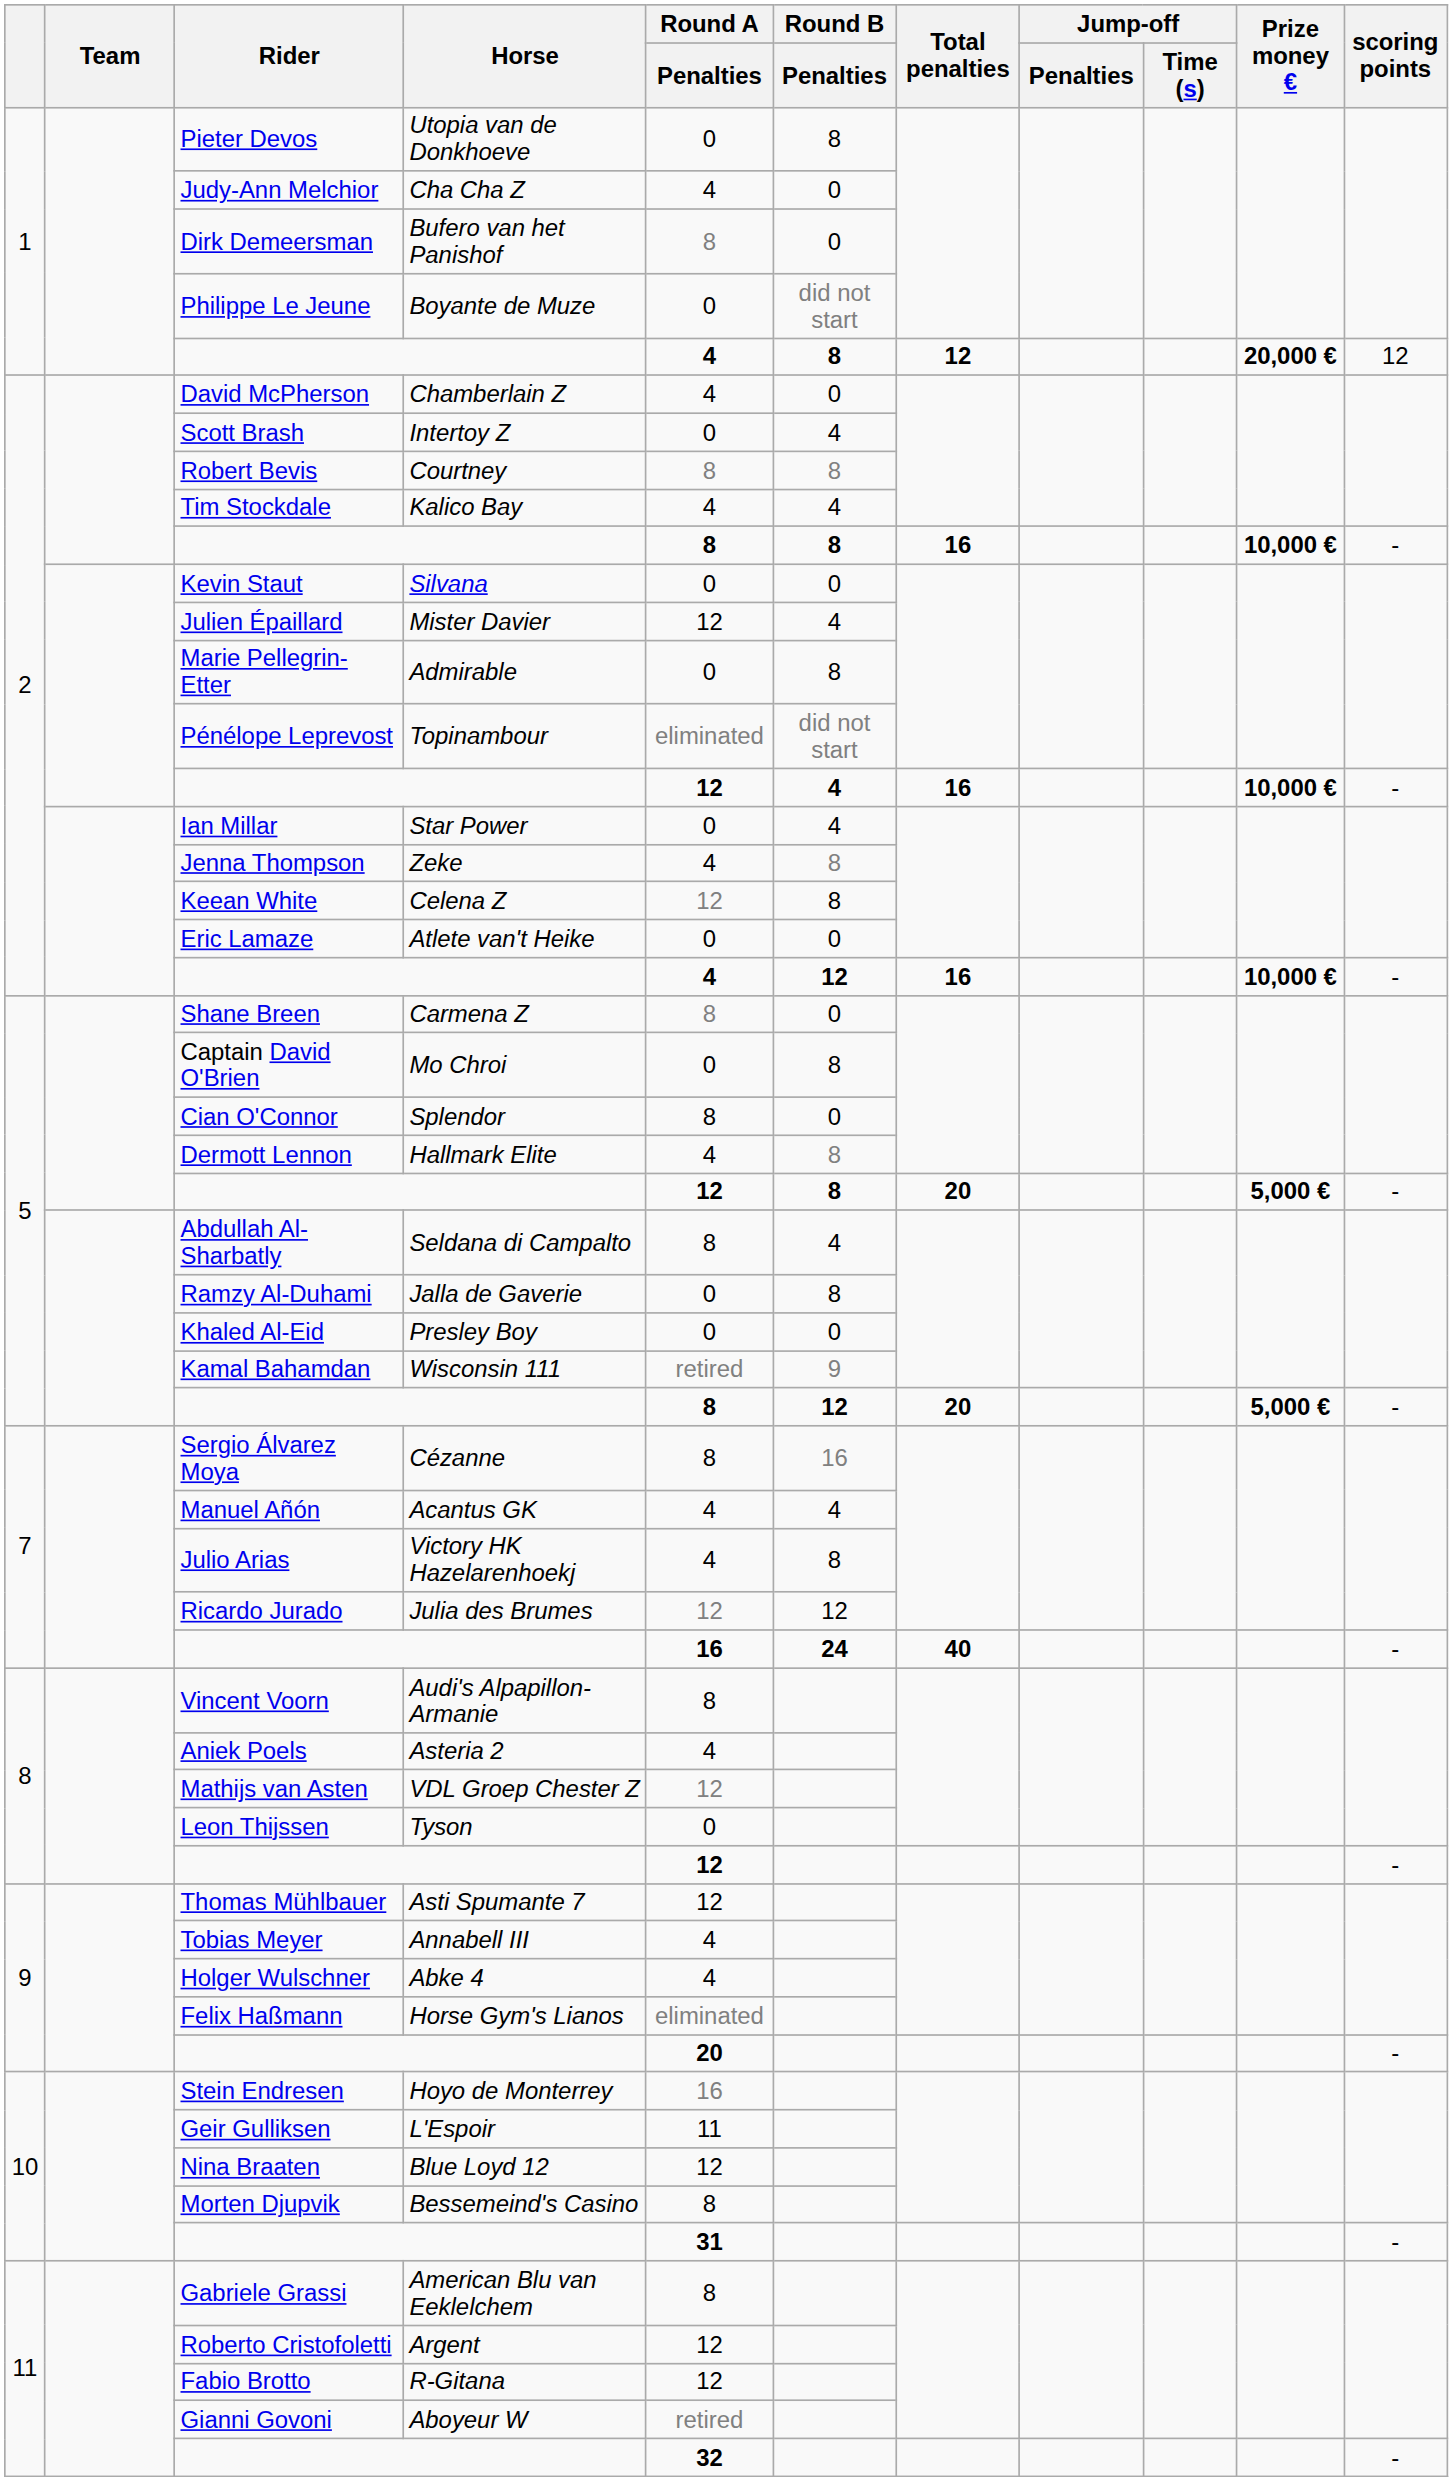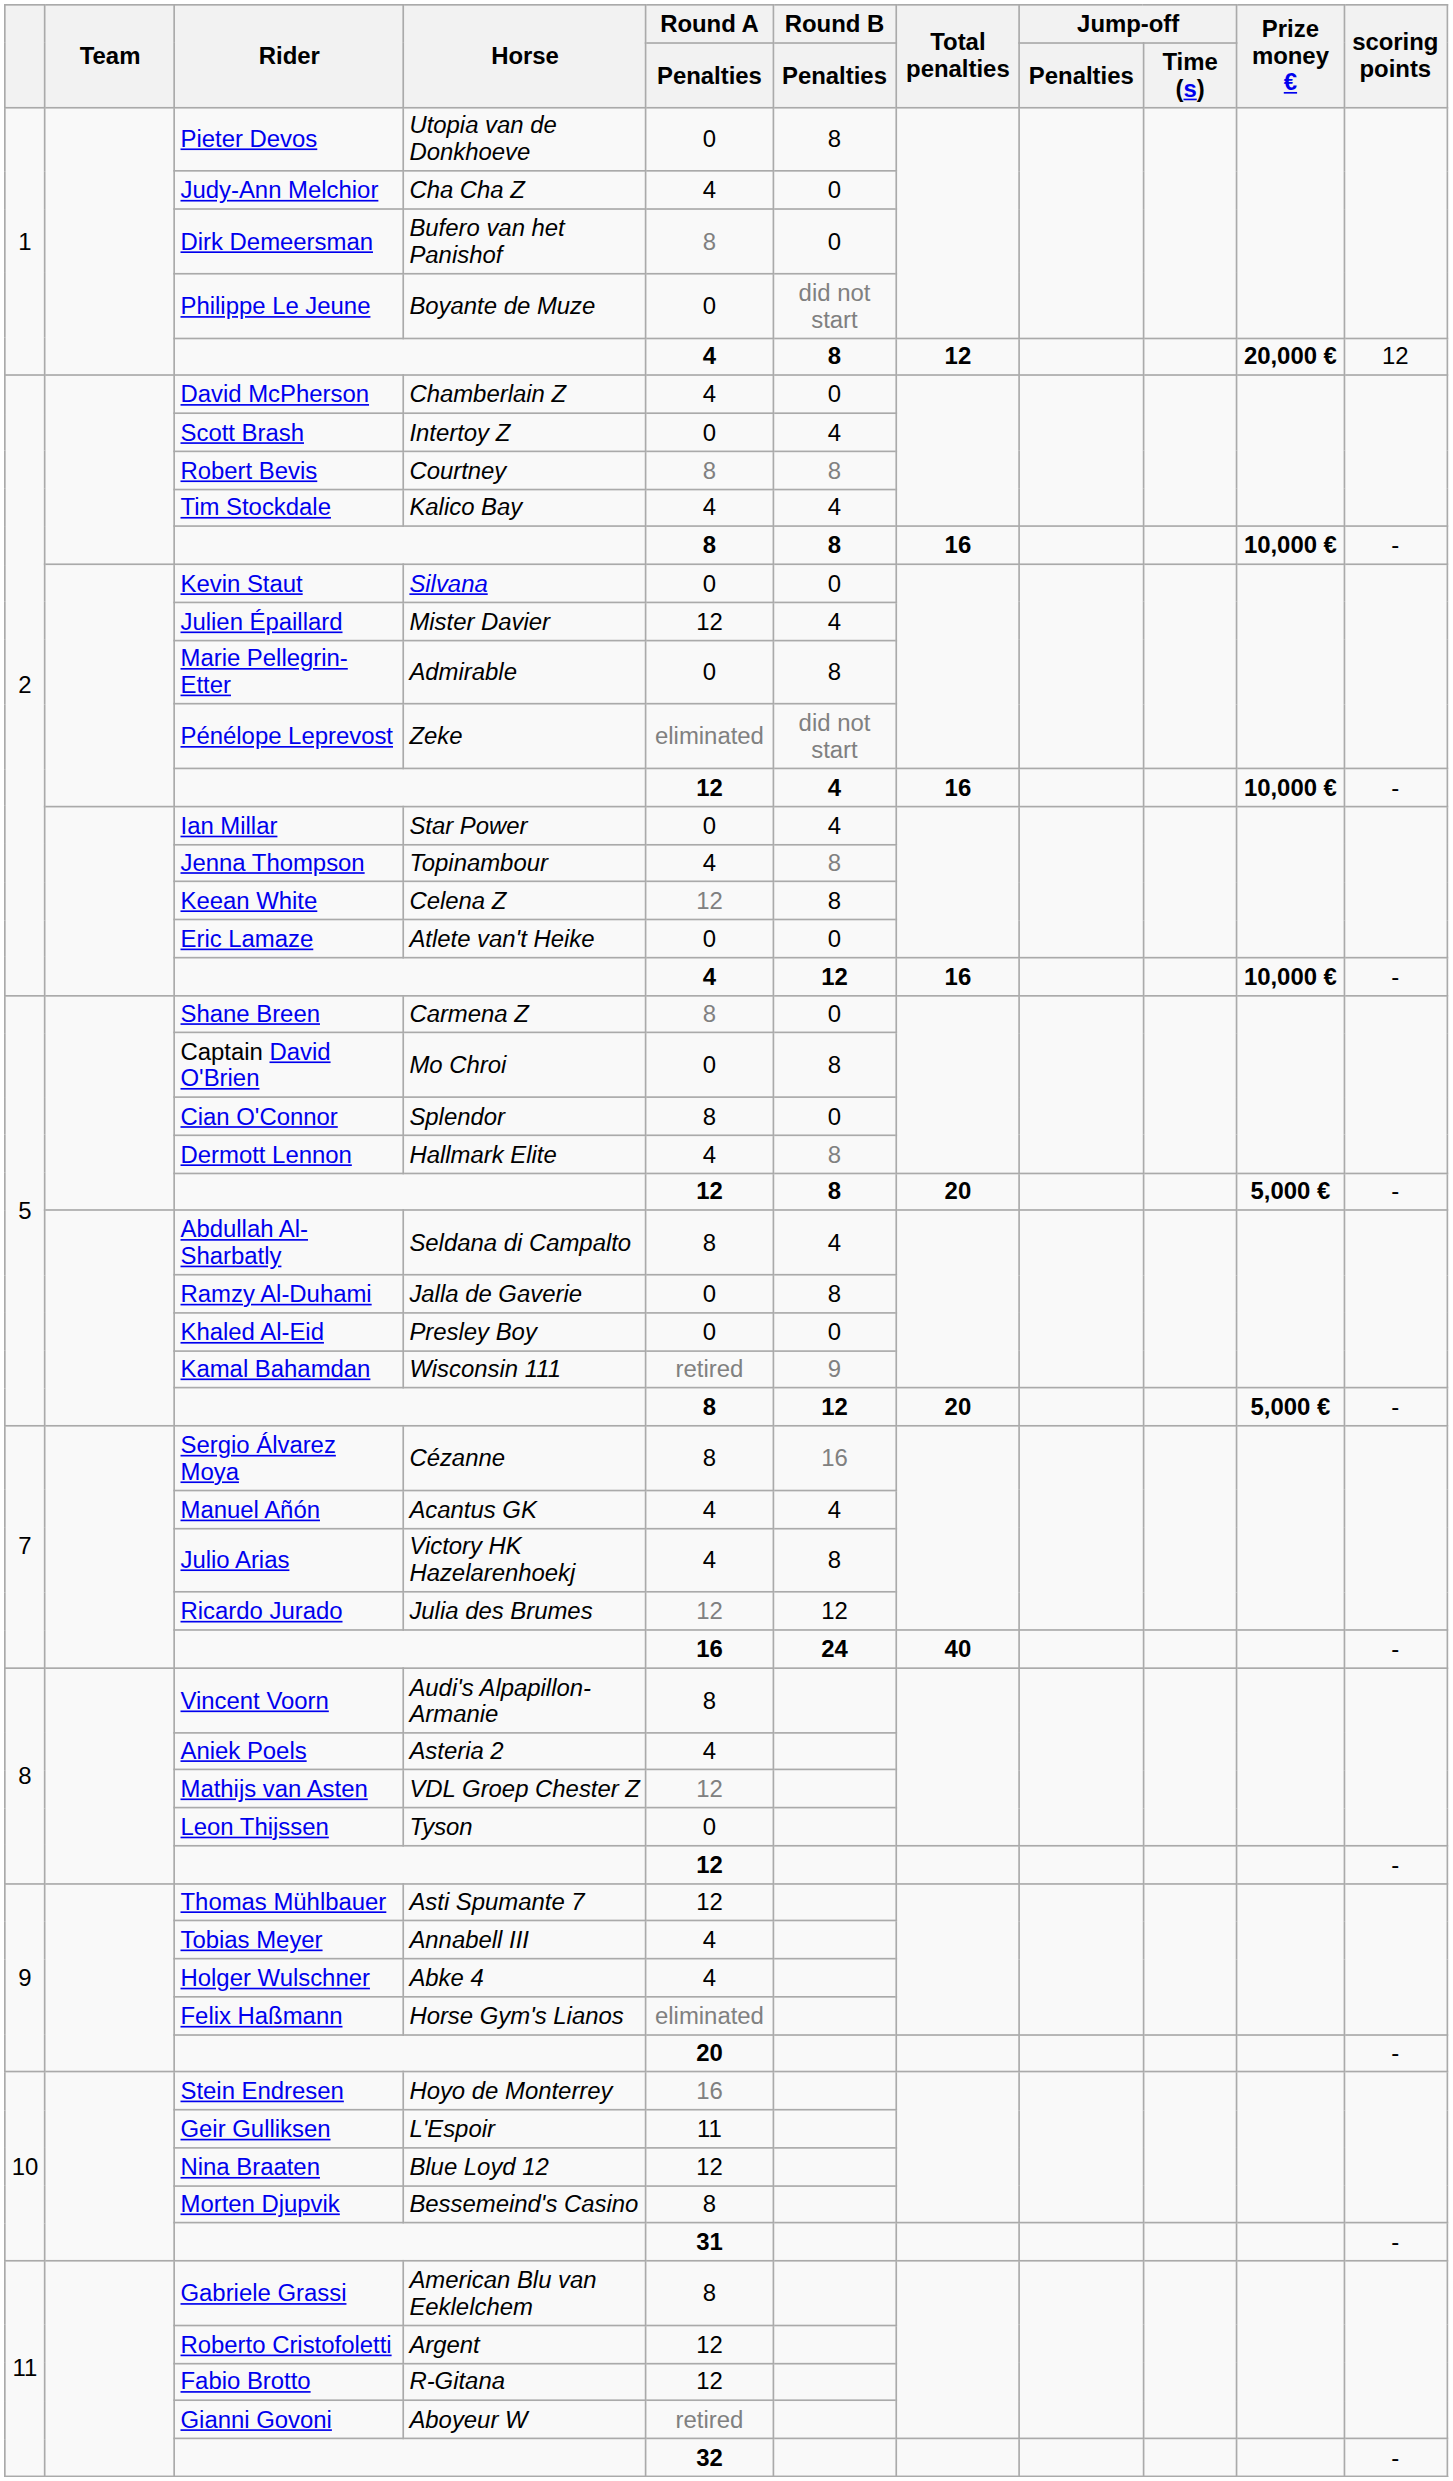(479, 737) Topinambour -> (436, 737) Zeke
(436, 863) Zeke -> (479, 863) Topinambour
